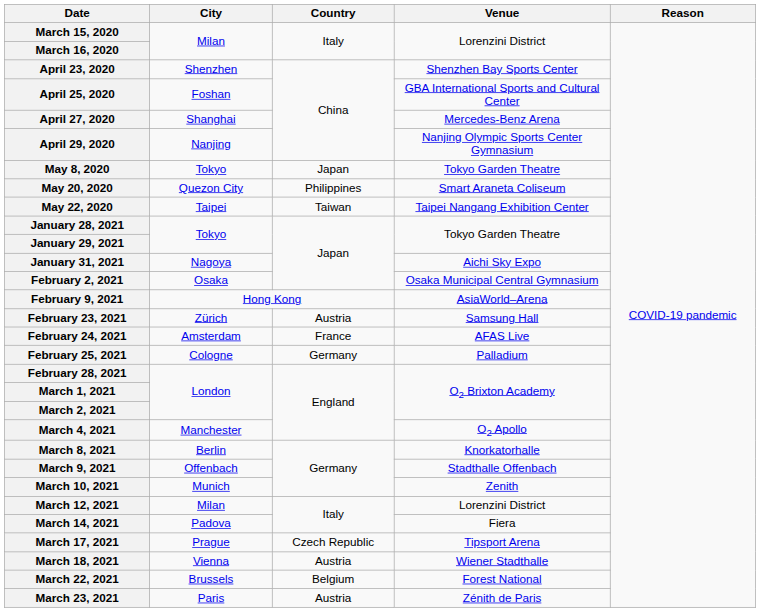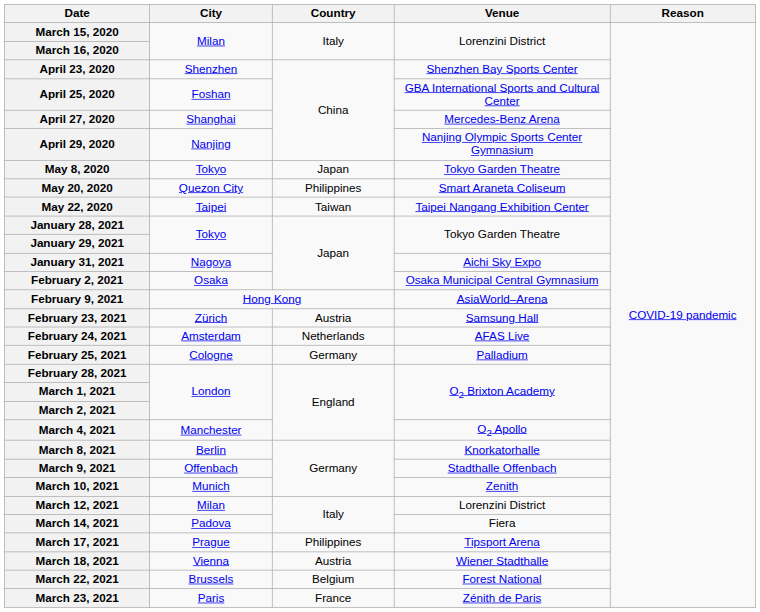(333, 336) France -> (333, 336) Netherlands
(333, 542) Czech Republic -> (333, 542) Philippines
(333, 598) Austria -> (333, 598) France
